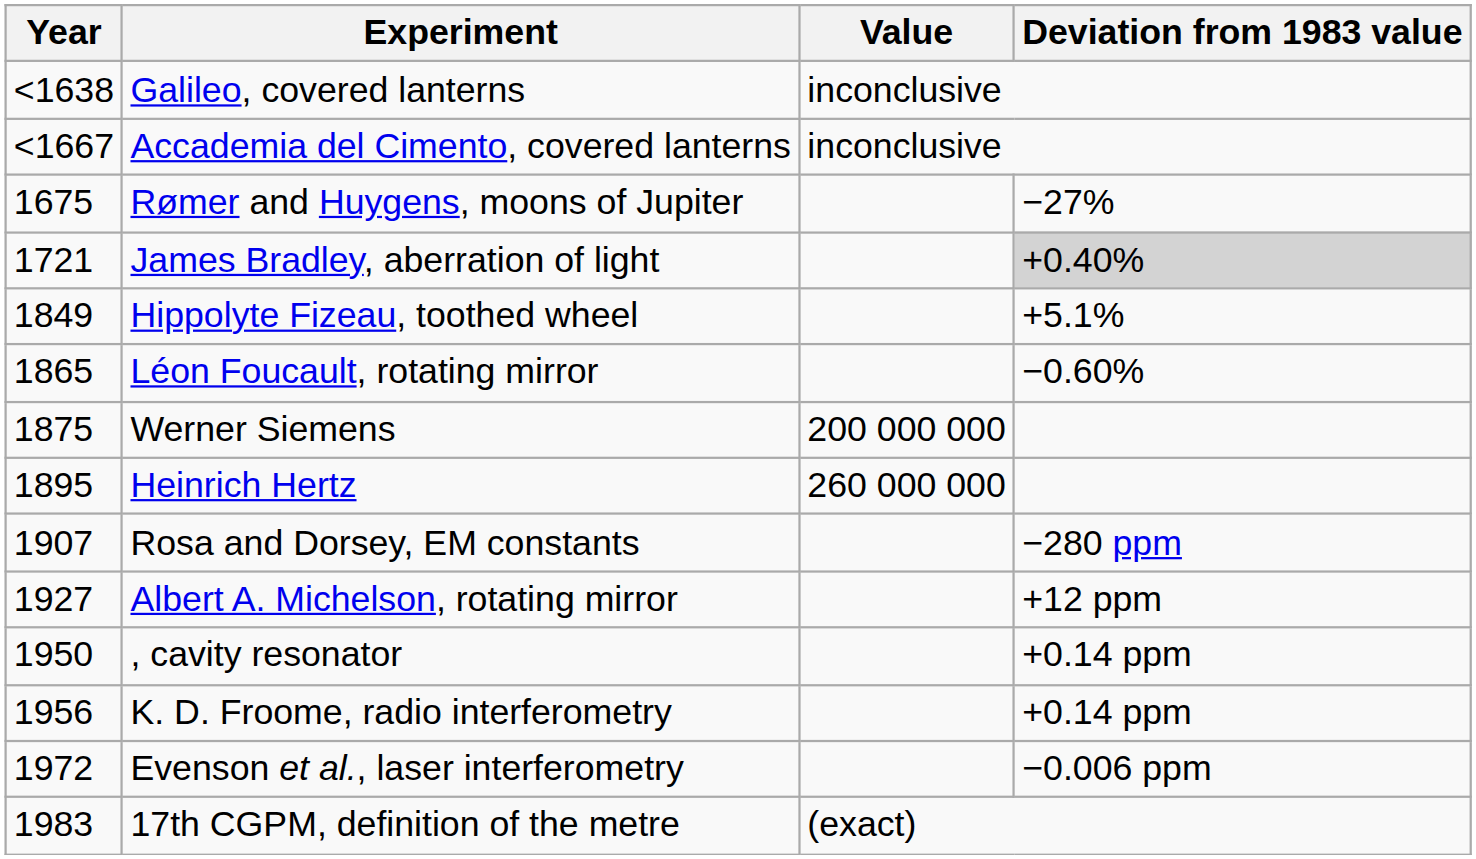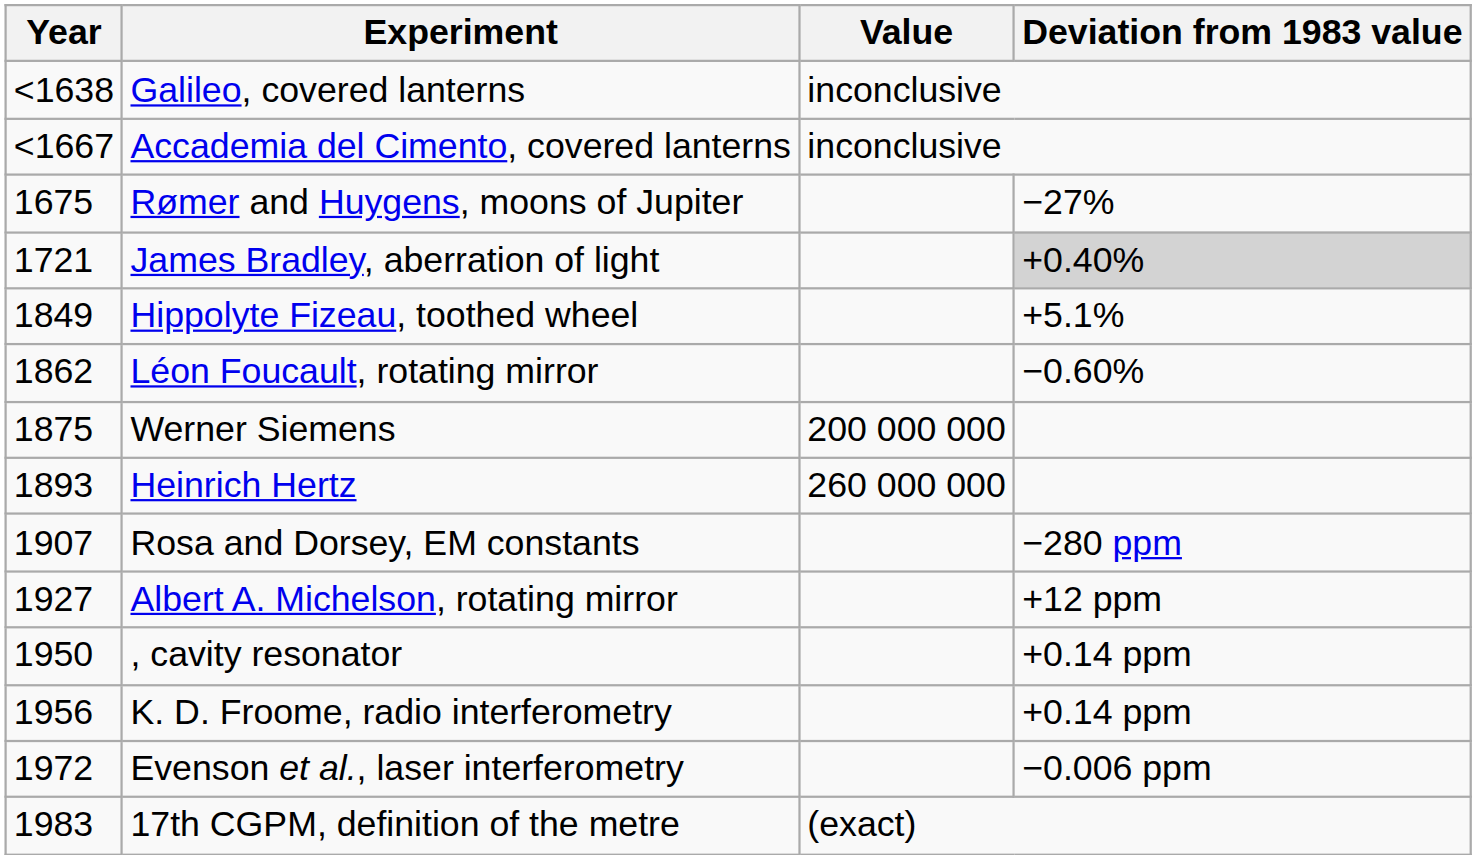(54, 372) 1865 -> (54, 372) 1862
(54, 485) 1895 -> (54, 485) 1893
